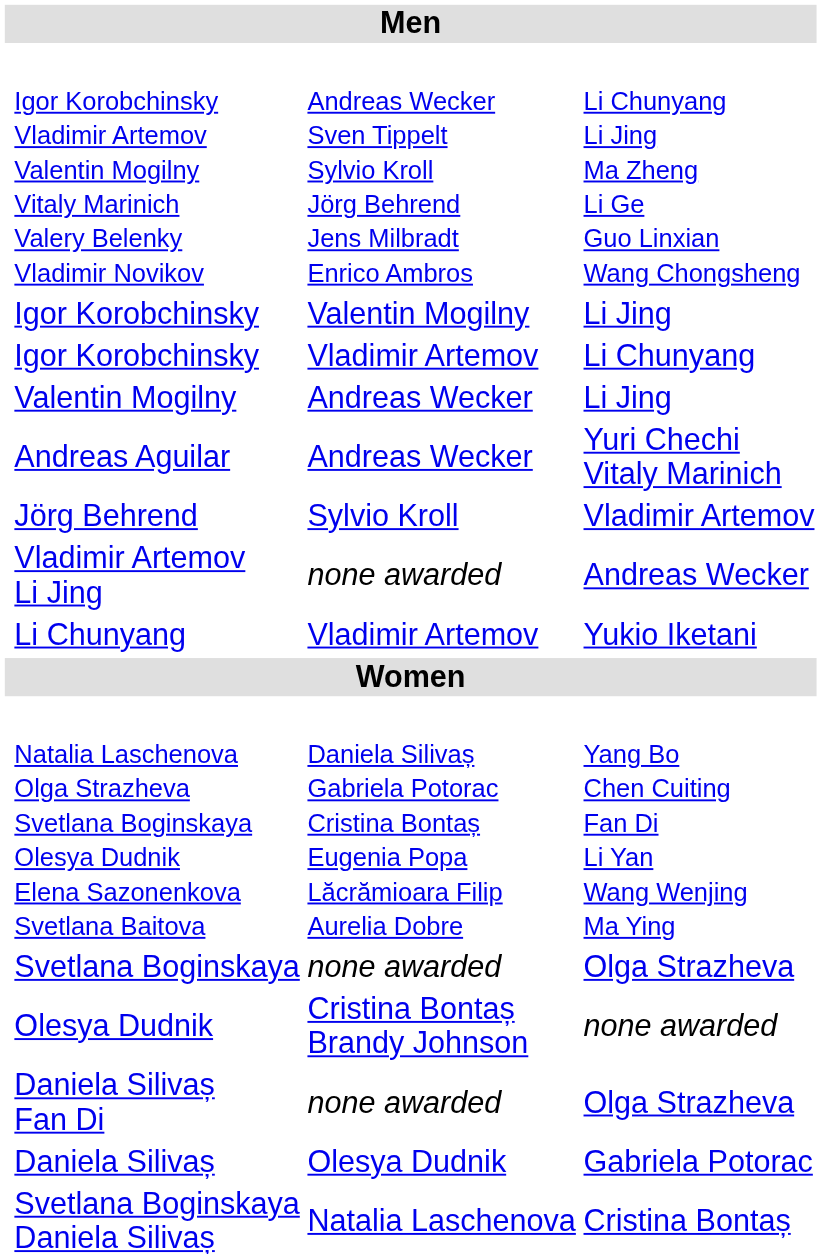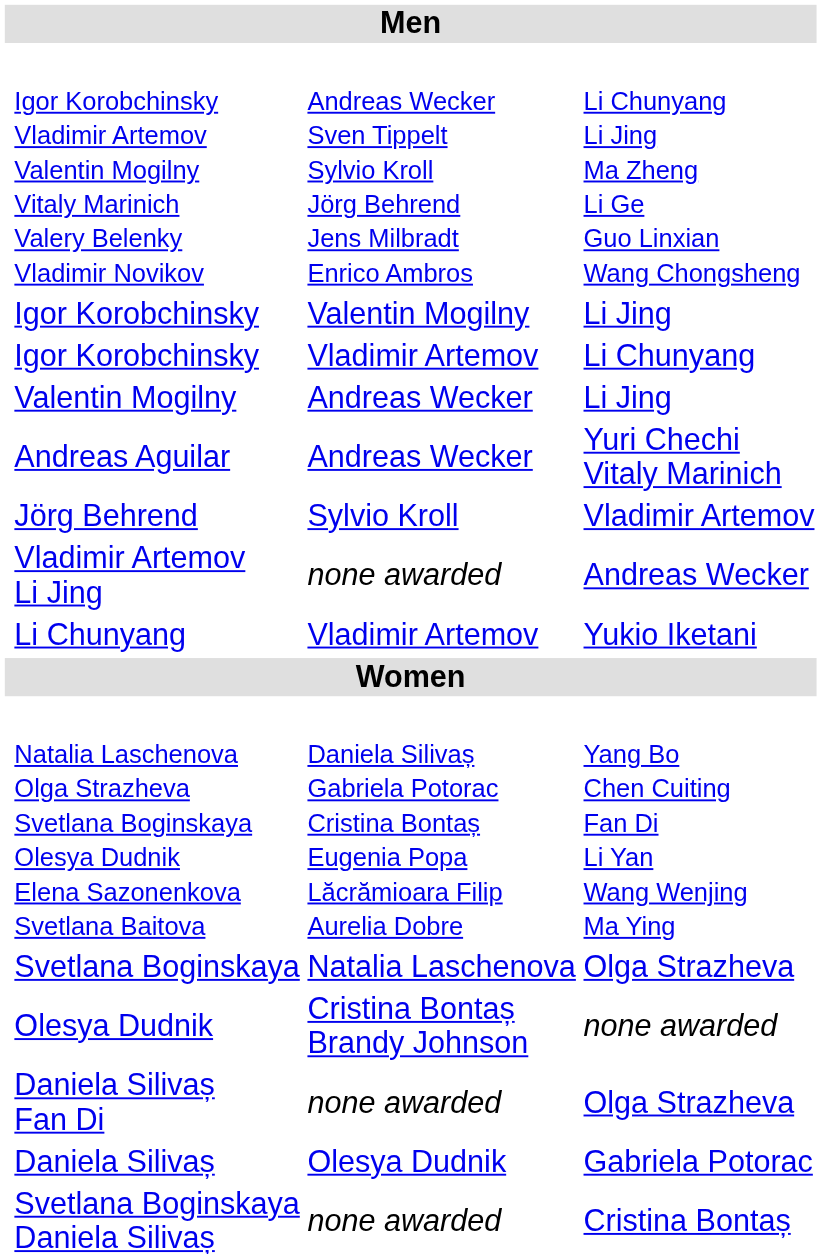(404, 967) none awarded -> (442, 967) Natalia Laschenova
(442, 1221) Natalia Laschenova -> (404, 1221) none awarded
